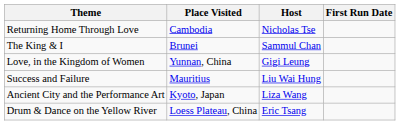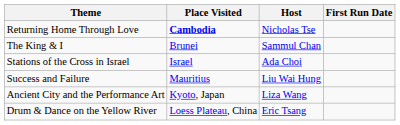(191, 29) normal -> (193, 29) bold
+ row: (68, 62)
- row: (76, 62)
